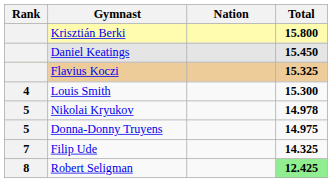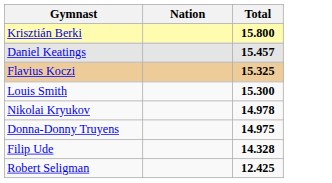- column: (26, 14)
(301, 52) 15.450 -> (258, 52) 15.457
(301, 149) 14.325 -> (258, 149) 14.328
(301, 168) lightgreen background -> (258, 168) no background
